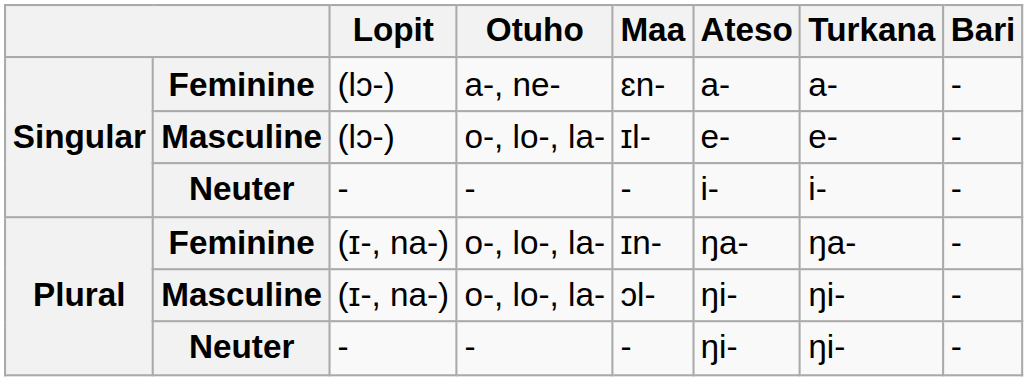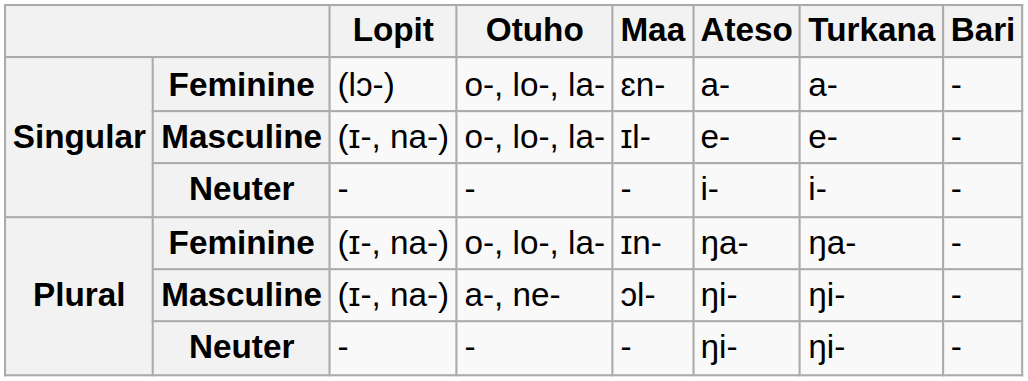(513, 83) a-, ne- -> (535, 83) o-, lo-, la-
(366, 136) (lɔ-) -> (393, 136) (ɪ-, na-)
(535, 294) o-, lo-, la- -> (513, 294) a-, ne-
